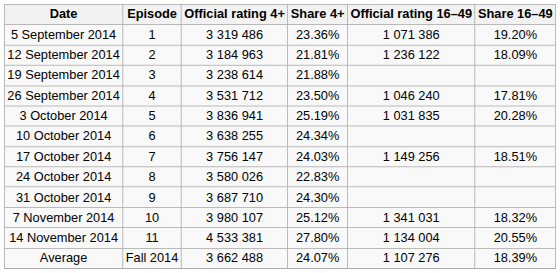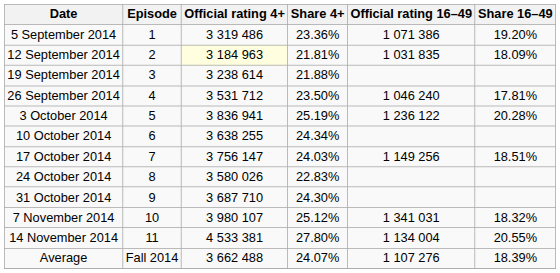(235, 55) no background -> (235, 55) lightyellow background
(411, 55) 1 236 122 -> (411, 55) 1 031 835
(411, 116) 1 031 835 -> (411, 116) 1 236 122
